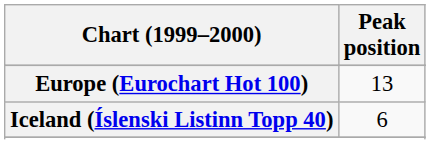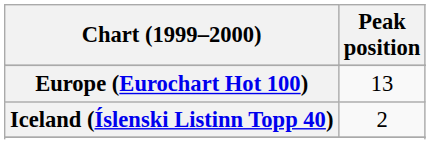(382, 119) 6 -> (382, 119) 2
